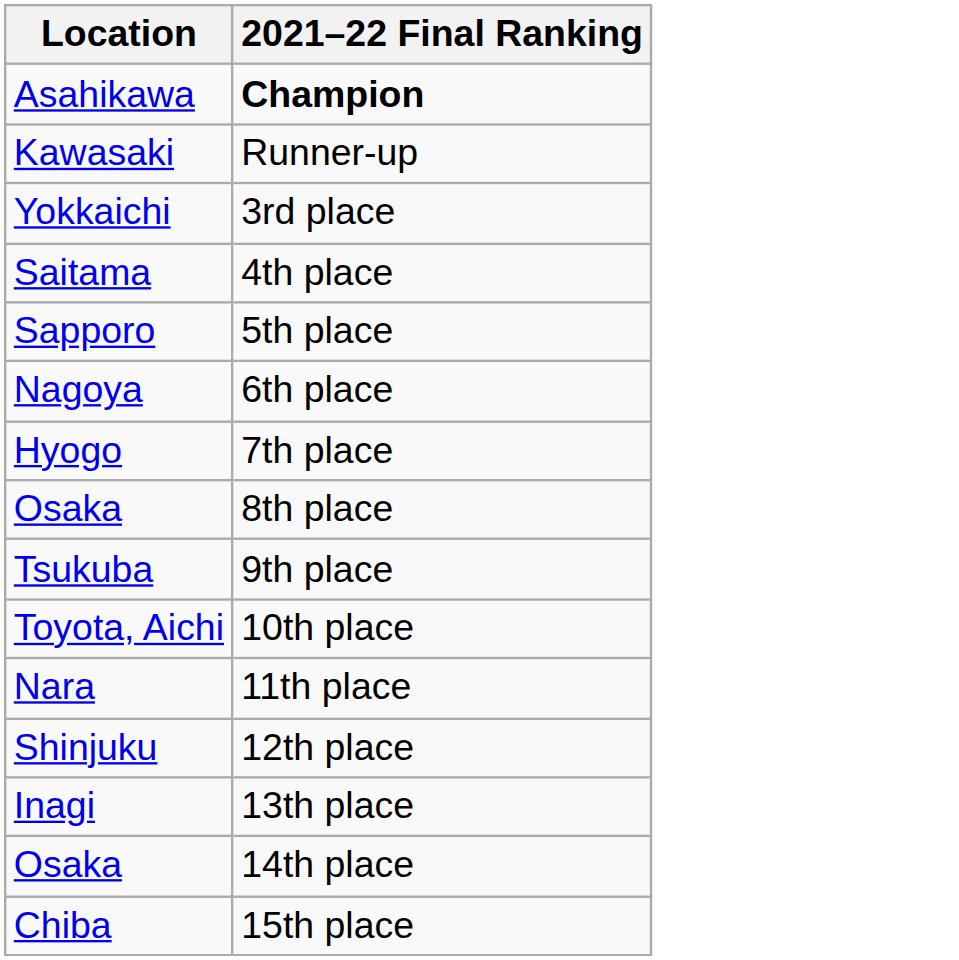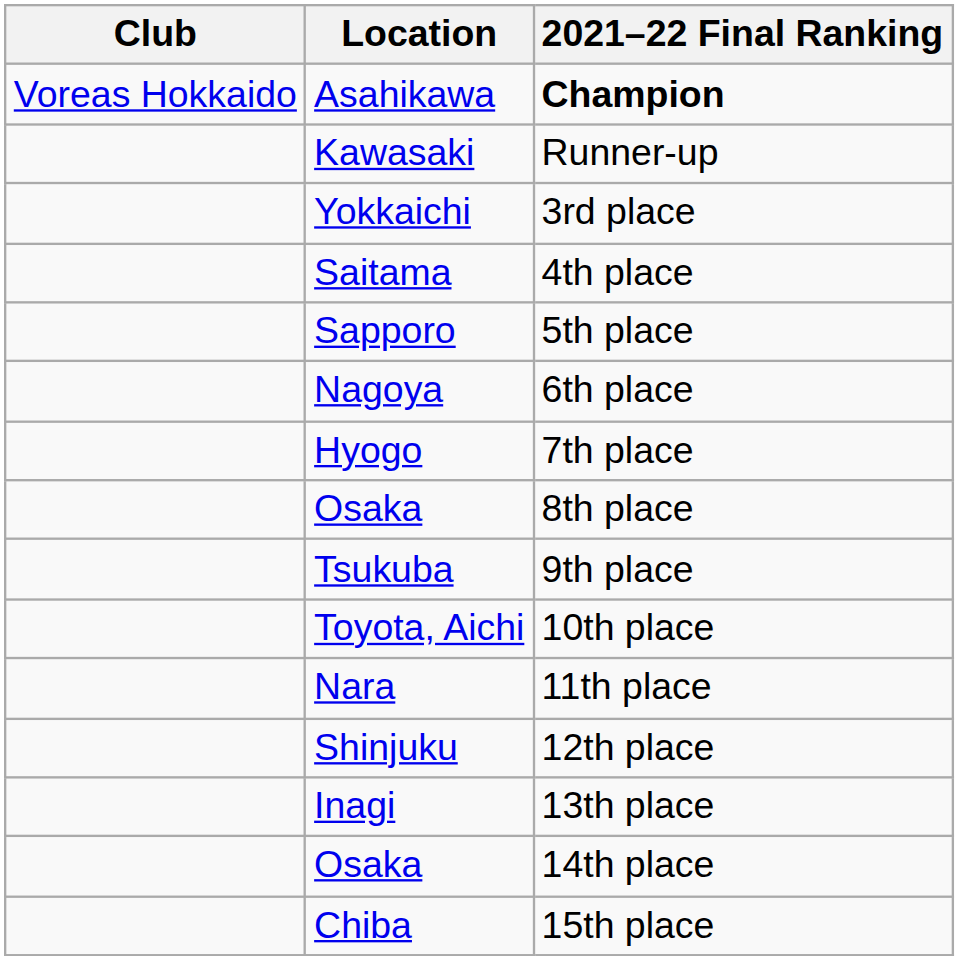+ column: (155, 34)
